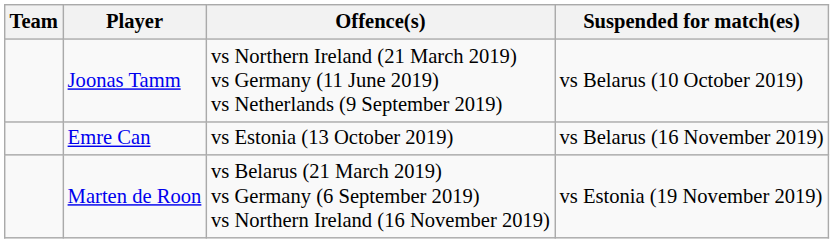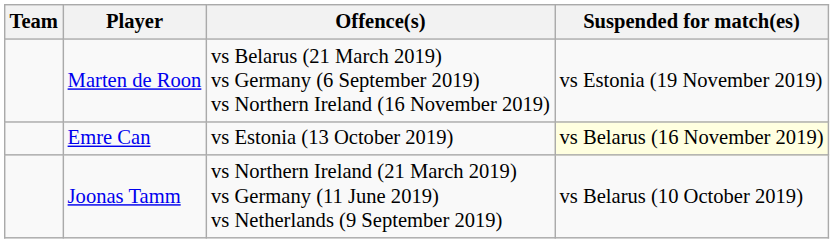rows swapped: (124, 80) <-> (134, 196)
(692, 138) no background -> (692, 138) lightyellow background
